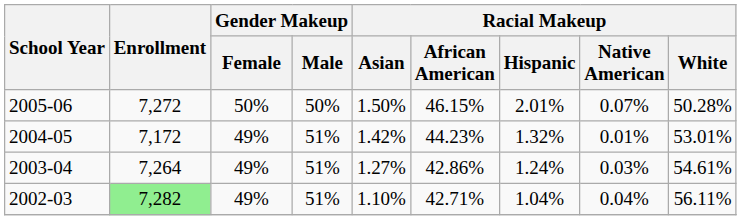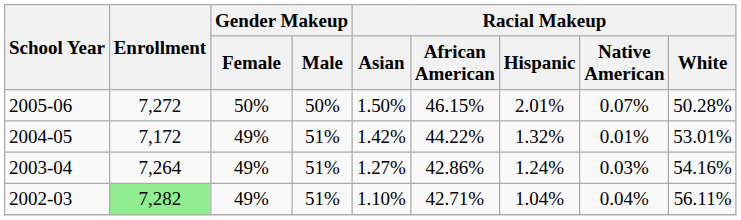(455, 136) 44.23% -> (455, 136) 44.22%
(703, 168) 54.61% -> (703, 168) 54.16%
